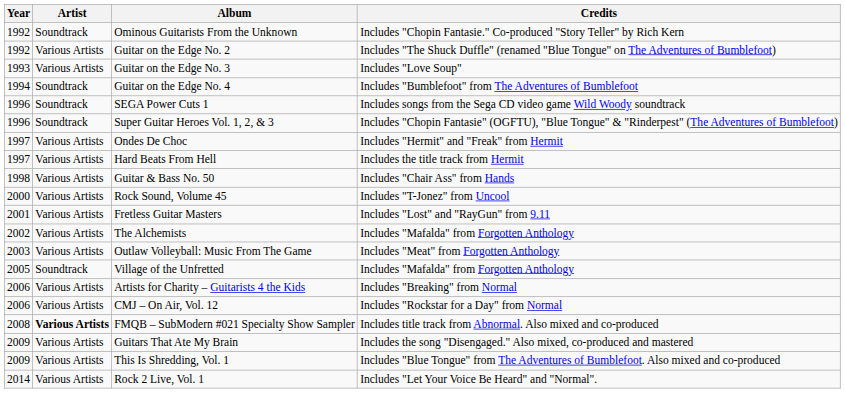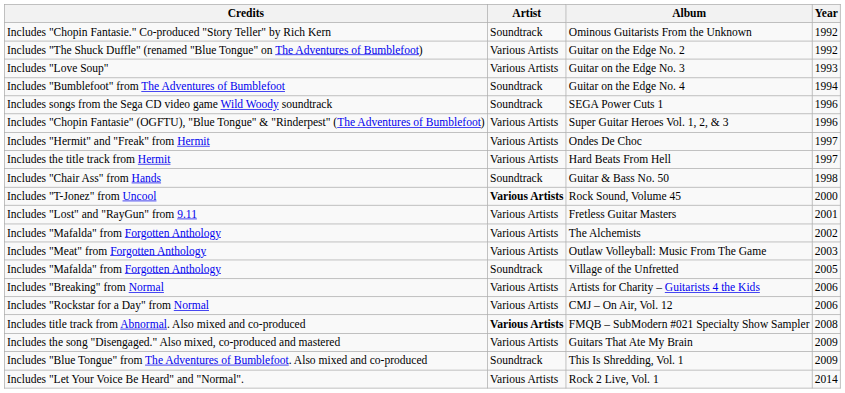columns swapped: (19, 13) <-> (599, 13)
(62, 123) Soundtrack -> (524, 123) Various Artists
(69, 178) Various Artists -> (516, 178) Soundtrack
(69, 196) normal -> (527, 196) bold
(69, 360) Various Artists -> (516, 360) Soundtrack
